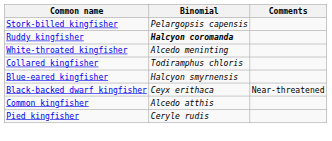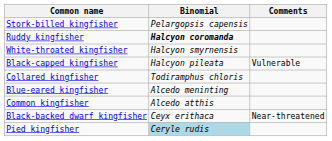(190, 50) Alcedo meninting -> (194, 50) Halcyon smyrnensis
+ row: (62, 63)
(194, 77) Halcyon smyrnensis -> (190, 90) Alcedo meninting
rows swapped: (47, 103) <-> (77, 90)
(180, 116) no background -> (180, 129) lightblue background
